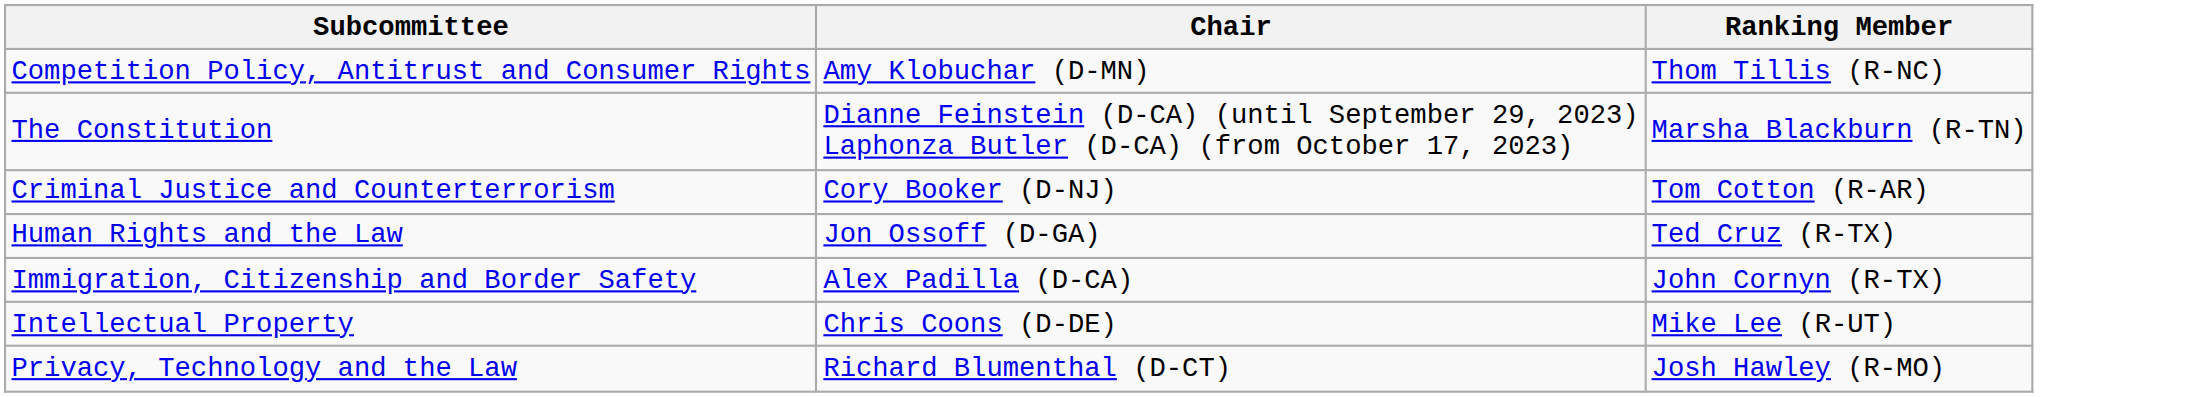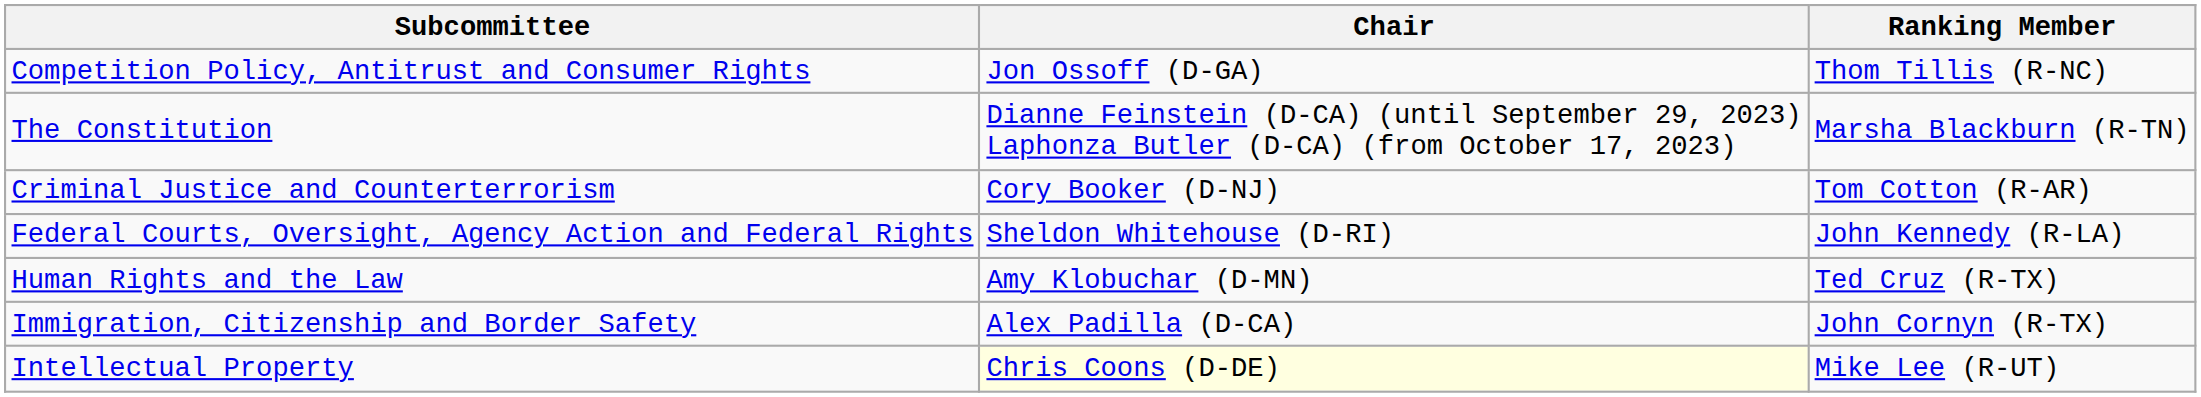(986, 71) Amy Klobuchar (D-MN) -> (1125, 71) Jon Ossoff (D-GA)
+ row: (493, 236)
(962, 236) Jon Ossoff (D-GA) -> (1149, 280) Amy Klobuchar (D-MN)
(970, 324) no background -> (1133, 369) lightyellow background
- row: (264, 369)
